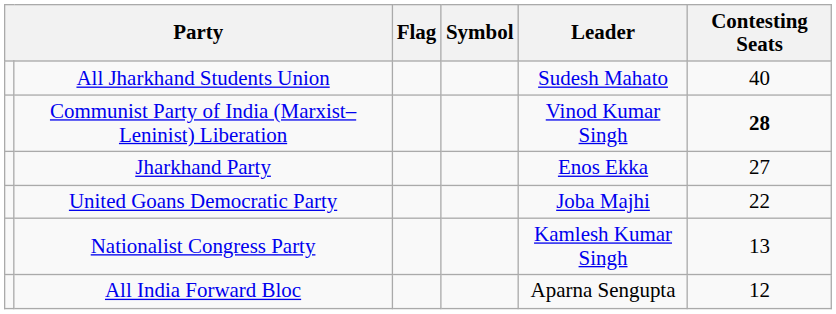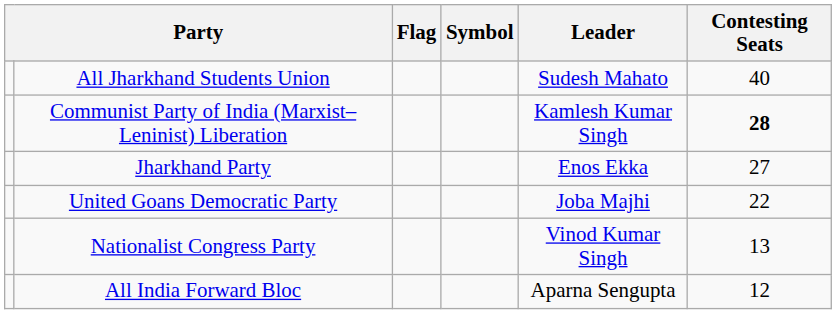(603, 122) Vinod Kumar Singh -> (603, 122) Kamlesh Kumar Singh
(603, 246) Kamlesh Kumar Singh -> (603, 246) Vinod Kumar Singh
